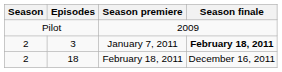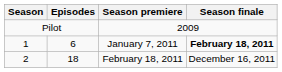(26, 43) 2 -> (26, 43) 1
(73, 43) 3 -> (73, 43) 6
